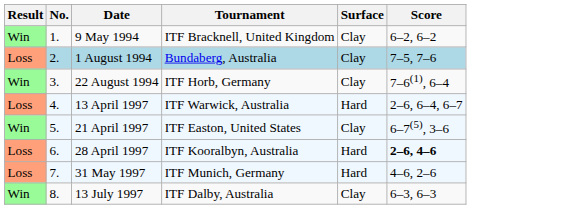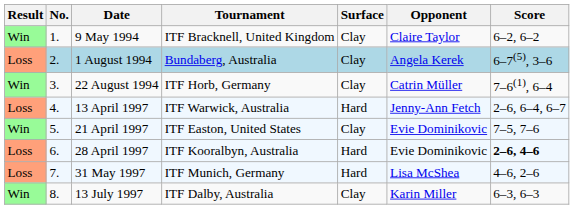+ column: (439, 14)
(413, 57) 7–5, 7–6 -> (523, 59) 6–7(5), 3–6
(420, 127) 6–7(5), 3–6 -> (516, 128) 7–5, 7–6
